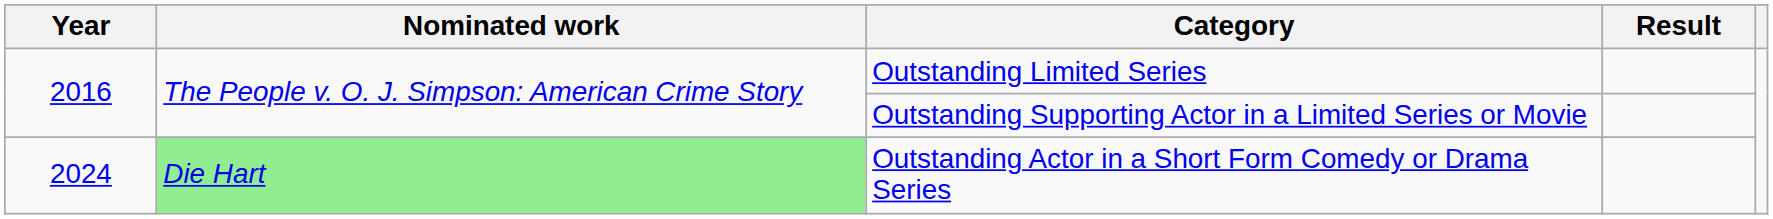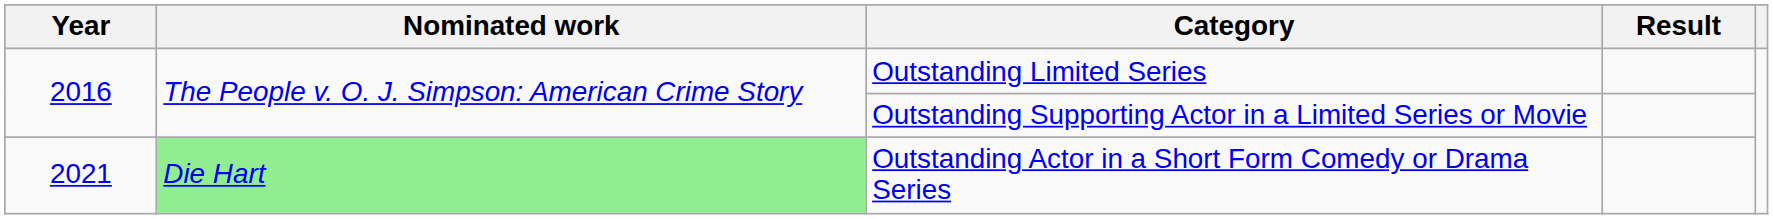(81, 174) 2024 -> (81, 174) 2021
